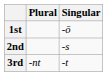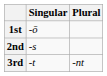columns swapped: (81, 12) <-> (43, 12)
